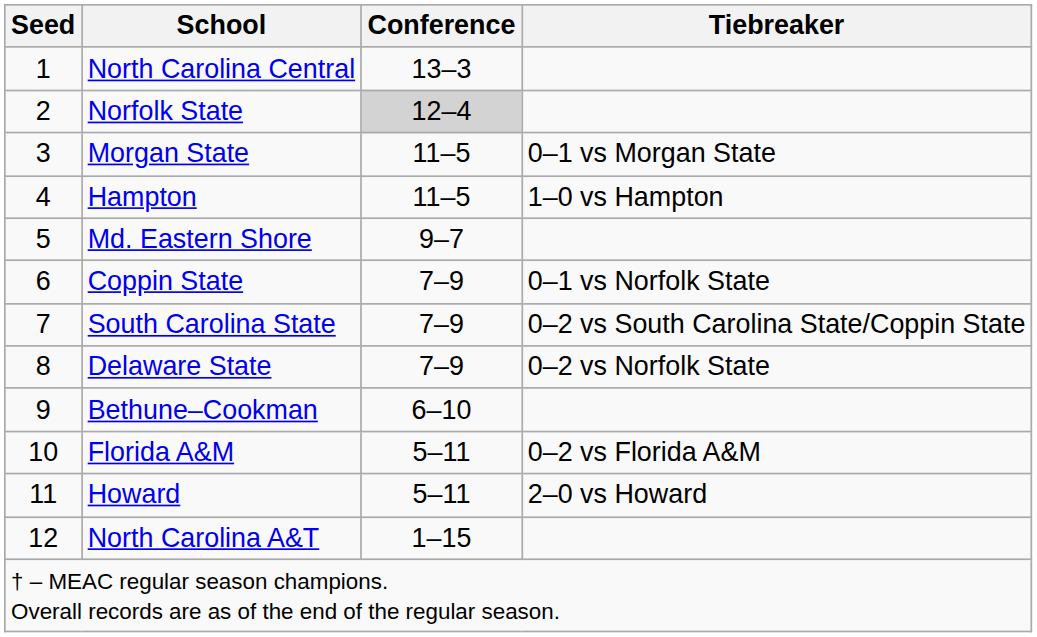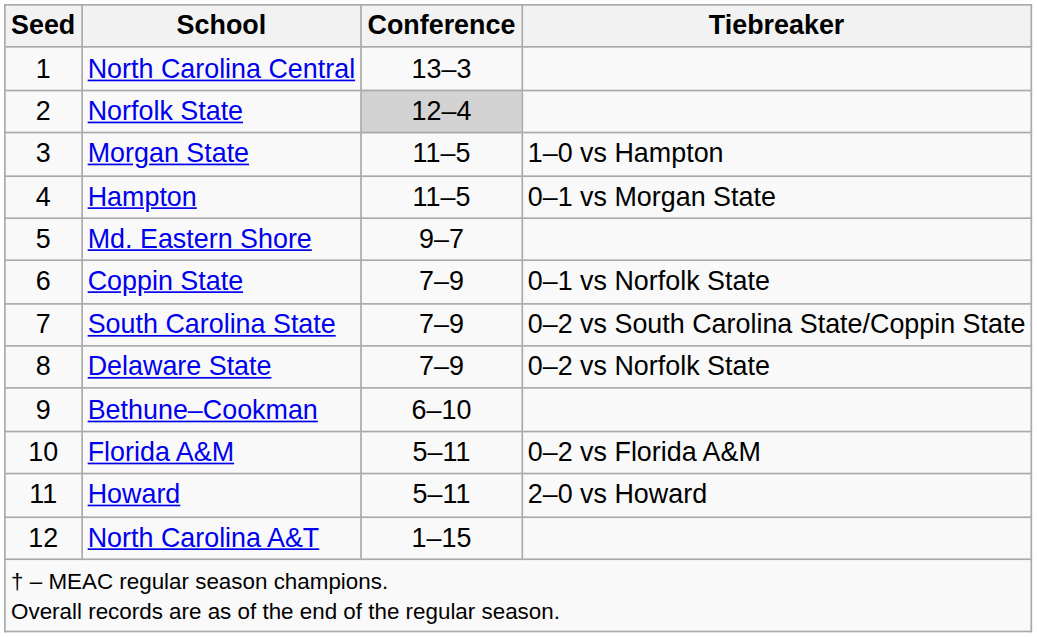(652, 153) 0–1 vs Morgan State -> (626, 153) 1–0 vs Hampton
(626, 196) 1–0 vs Hampton -> (652, 196) 0–1 vs Morgan State
